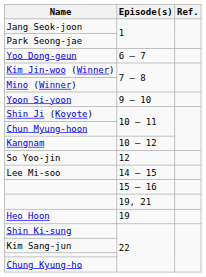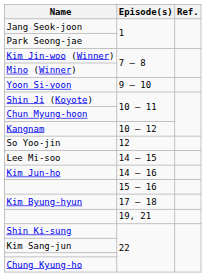- row: (42, 56)
+ row: (33, 172)
+ row: (44, 202)
- row: (28, 216)
